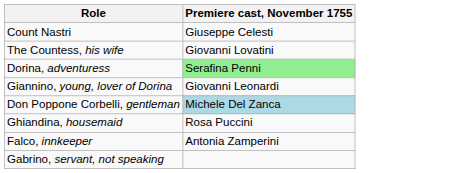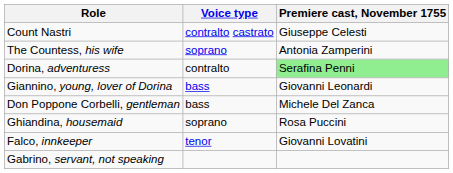+ column: (229, 13)
(229, 50) Giovanni Lovatini -> (326, 50) Antonia Zamperini
(233, 104) lightblue background -> (327, 104) no background
(232, 141) Antonia Zamperini -> (323, 141) Giovanni Lovatini
